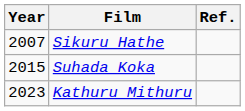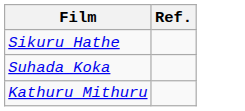- column: (27, 17)
